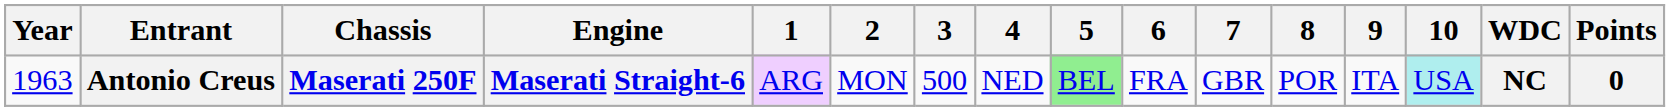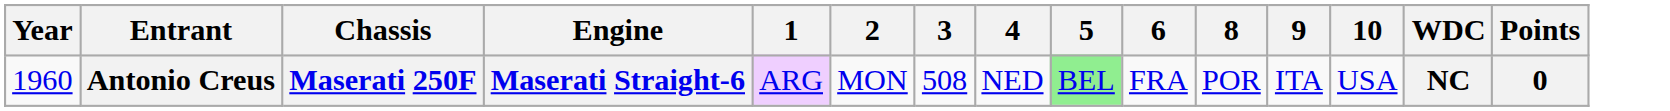- column: (1233, 29)
(42, 79) 1963 -> (42, 79) 1960
(945, 79) 500 -> (945, 79) 508
(1444, 79) paleturquoise background -> (1367, 79) no background
